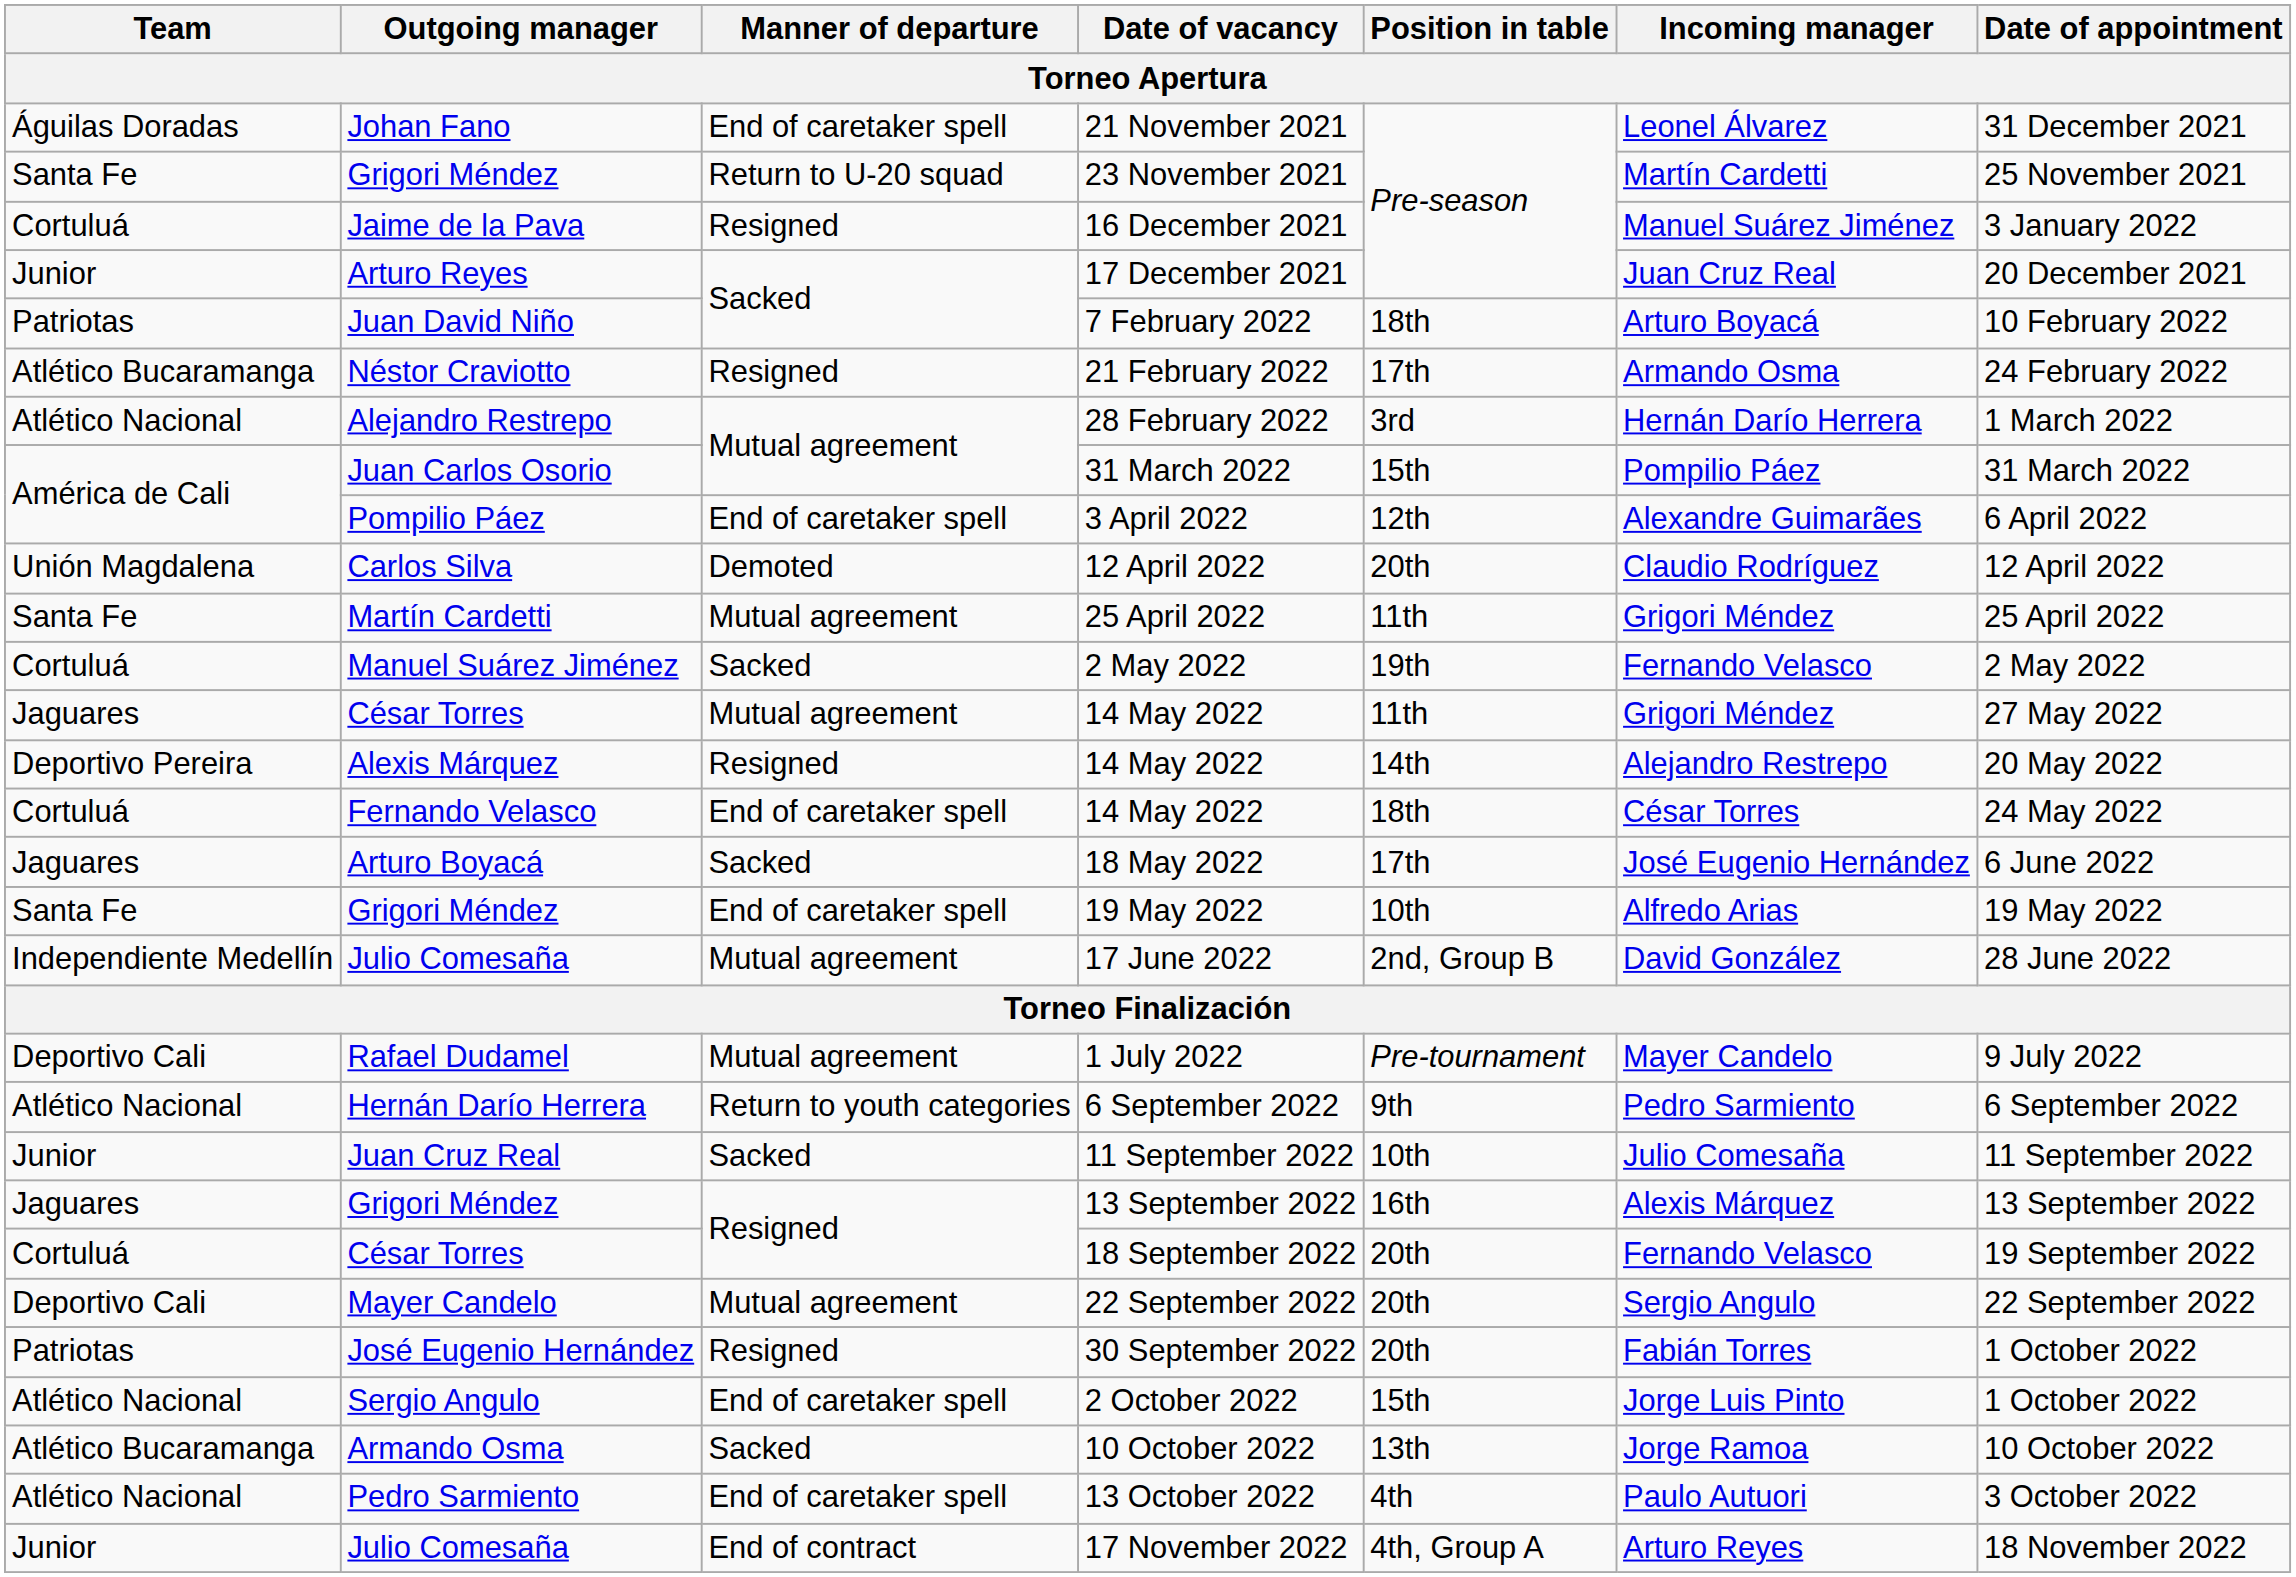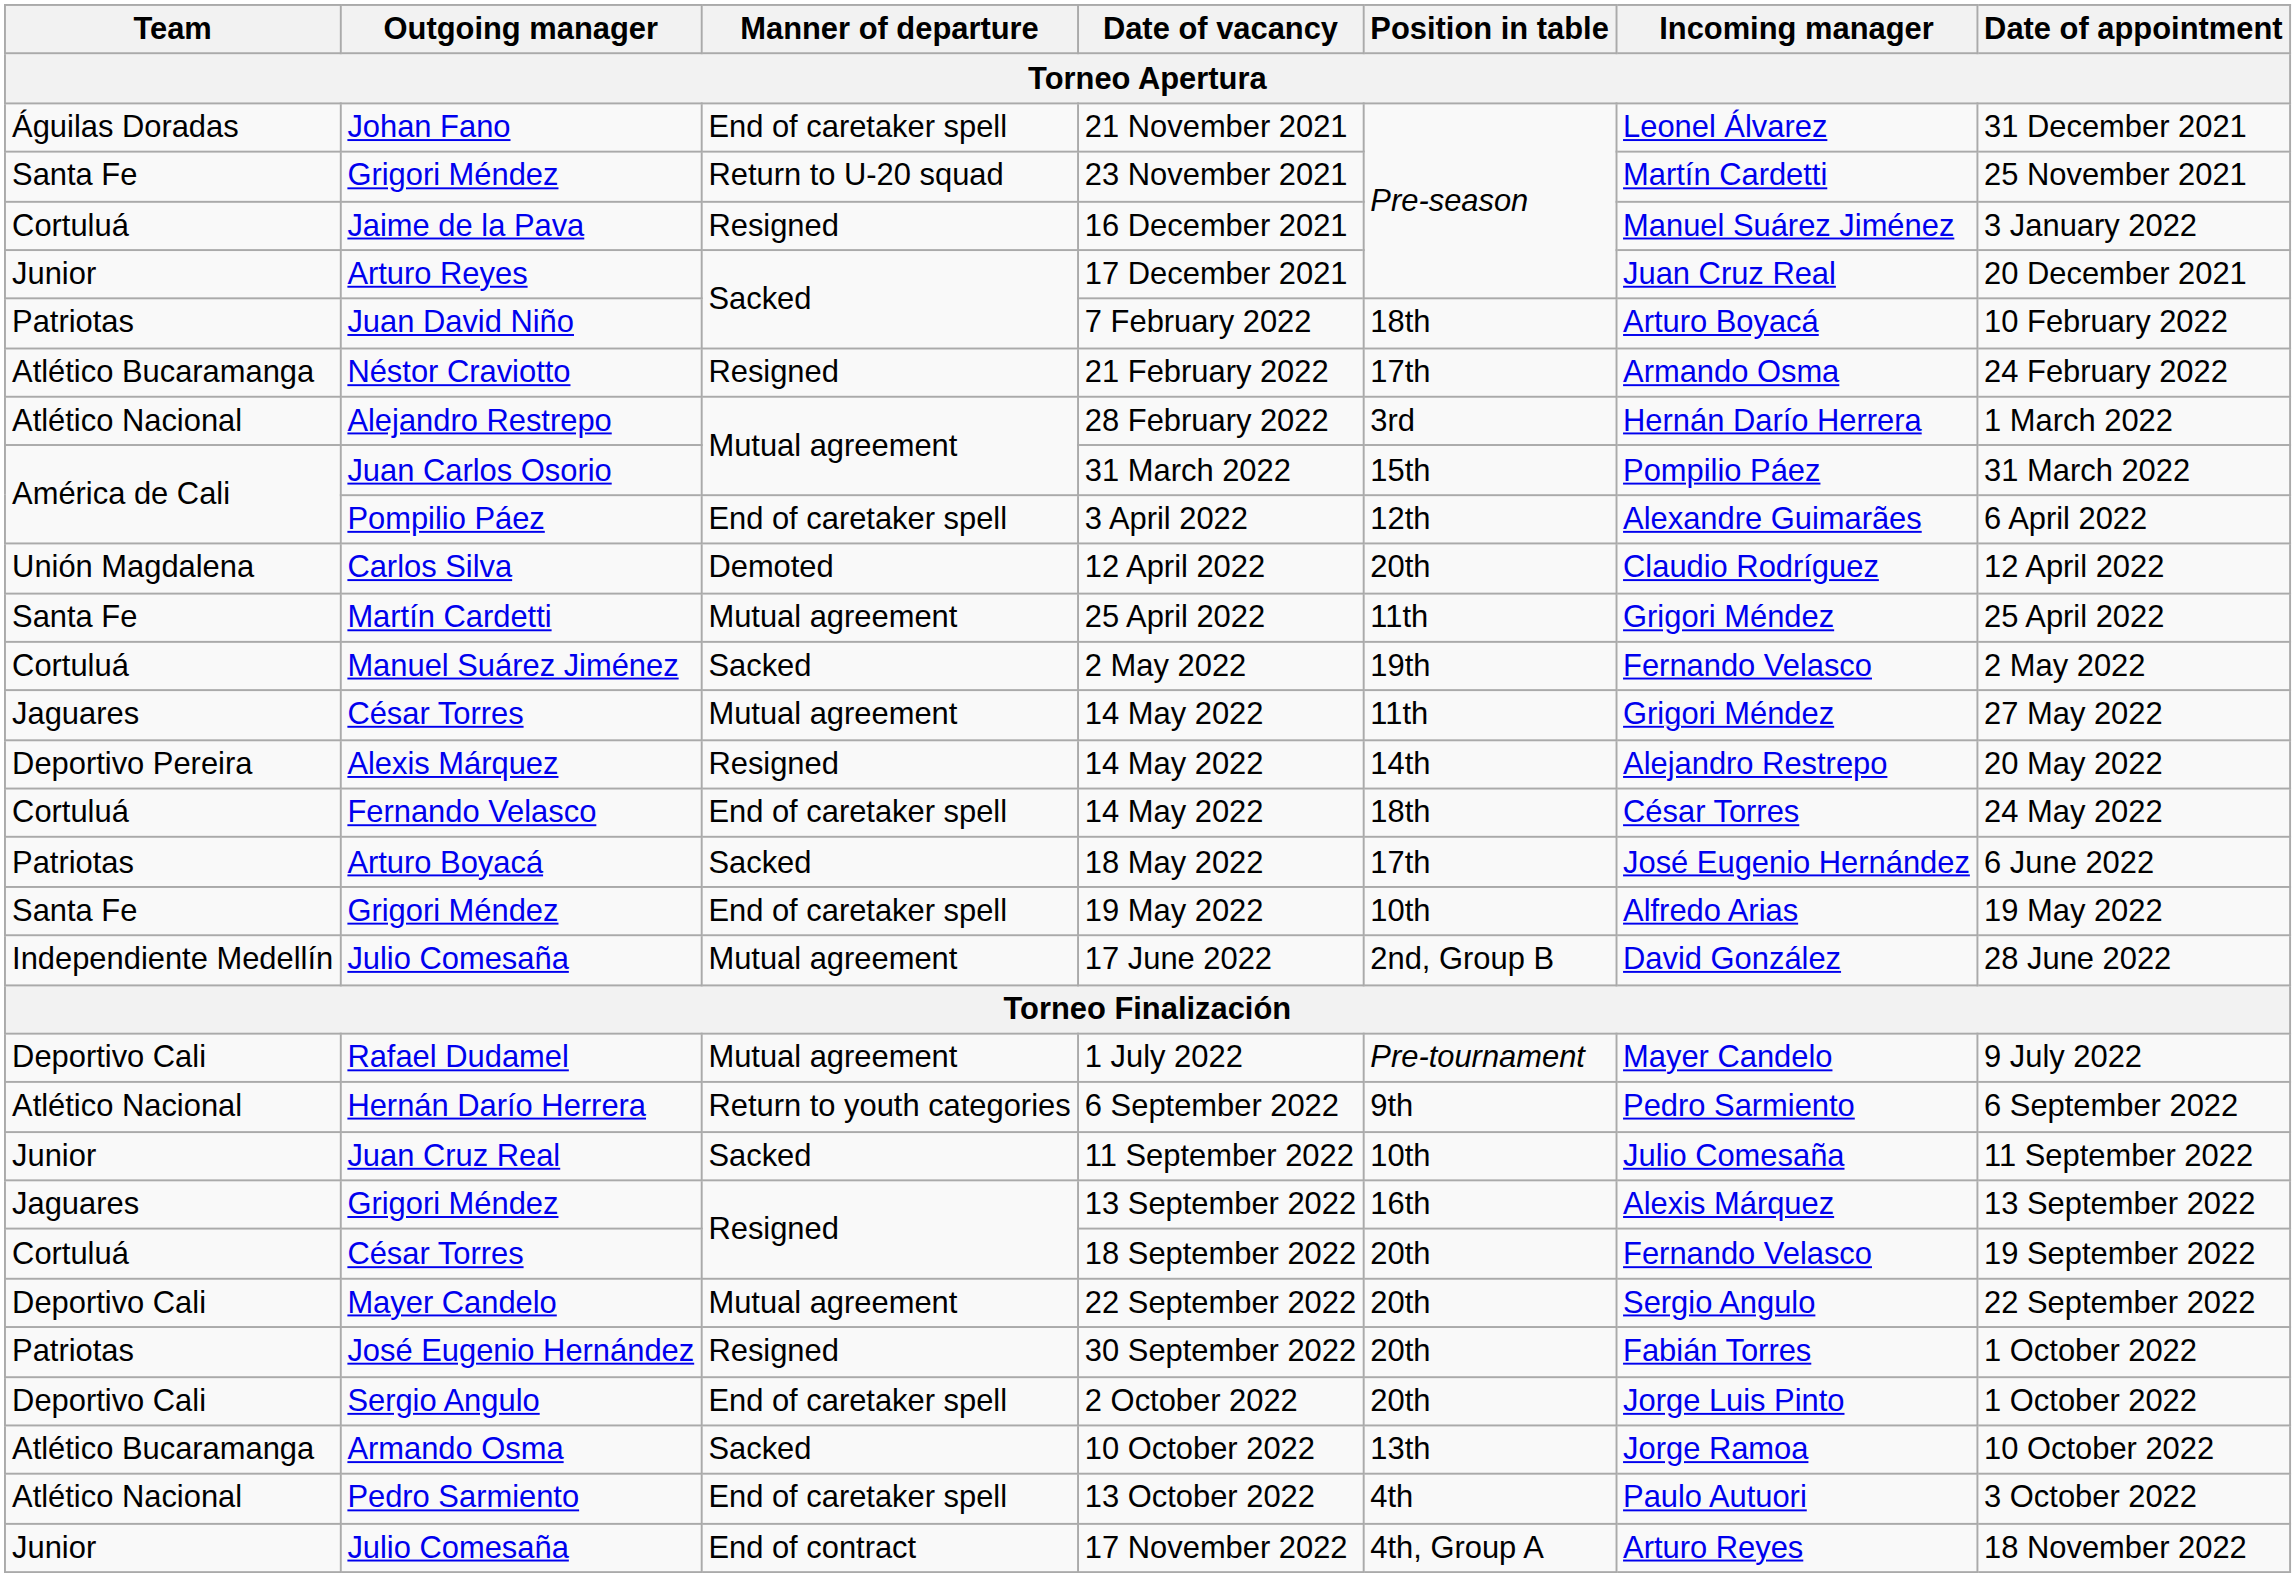(76, 861) Jaguares -> (73, 861) Patriotas
(127, 1400) Atlético Nacional -> (109, 1400) Deportivo Cali
(1400, 1400) 15th -> (1400, 1400) 20th
